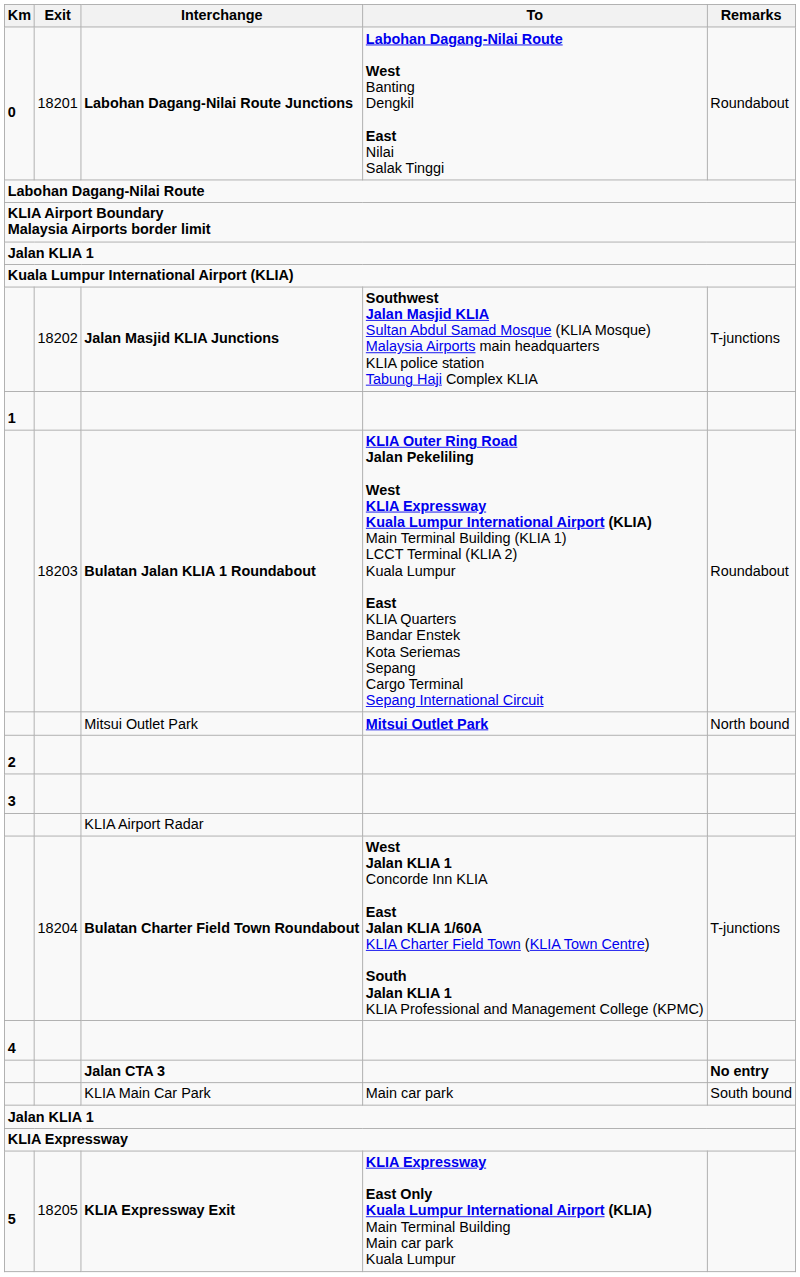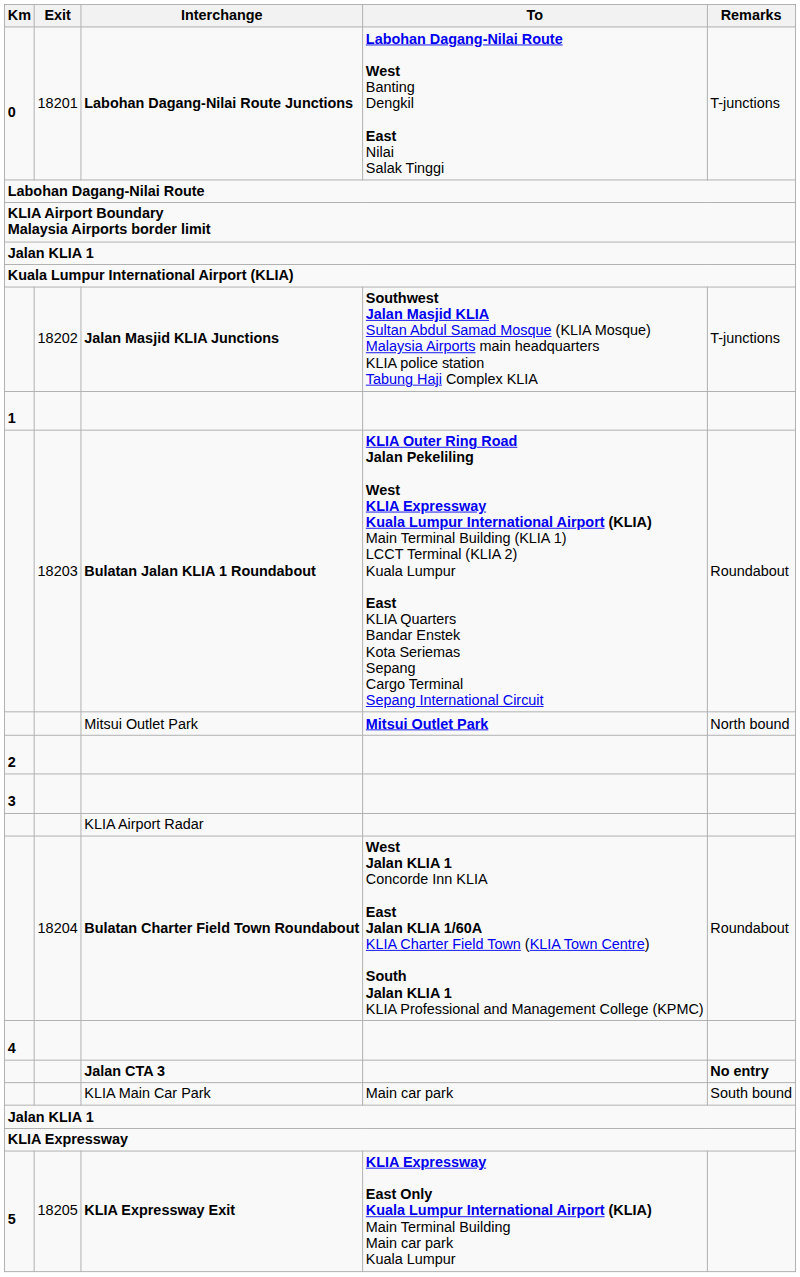(750, 103) Roundabout -> (745, 103) T-junctions
(745, 928) T-junctions -> (750, 928) Roundabout
